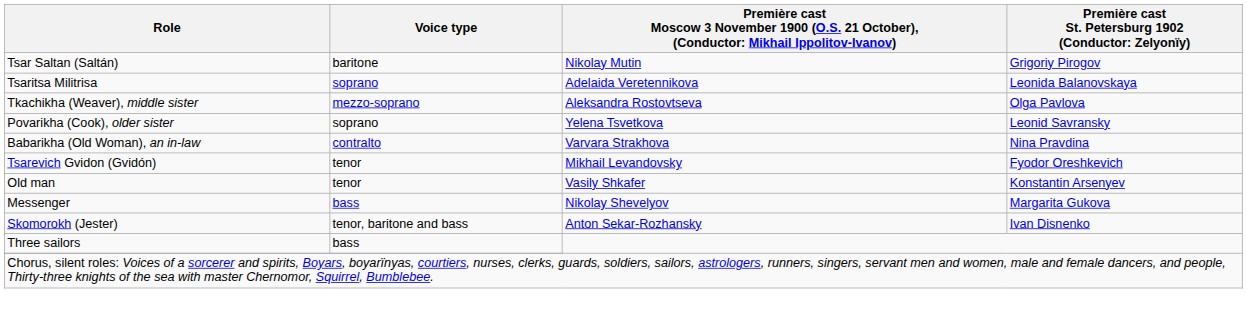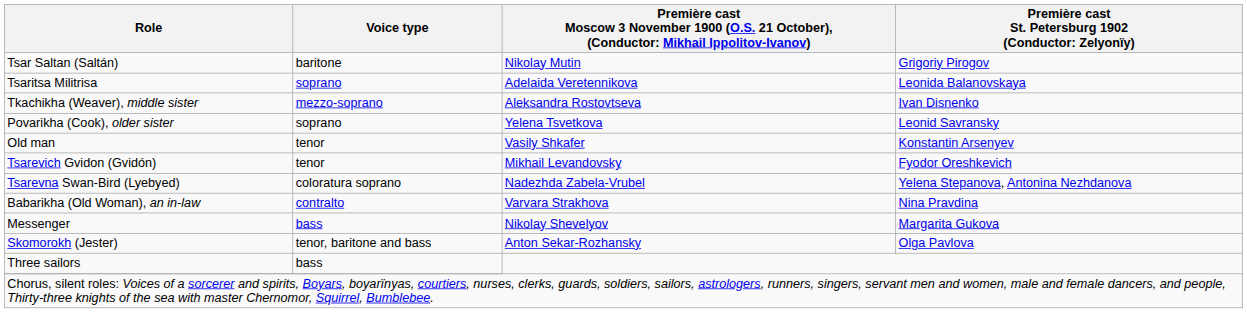(1047, 103) Olga Pavlova -> (939, 103) Ivan Disnenko
rows swapped: (104, 143) <-> (31, 183)
+ row: (93, 183)
(1050, 223) Ivan Disnenko -> (936, 243) Olga Pavlova
